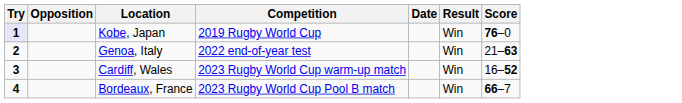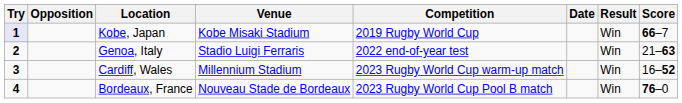+ column: (274, 14)
(498, 33) 76–0 -> (655, 33) 66–7
(498, 89) 66–7 -> (655, 89) 76–0
